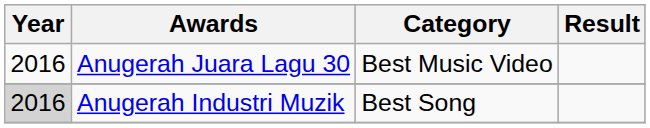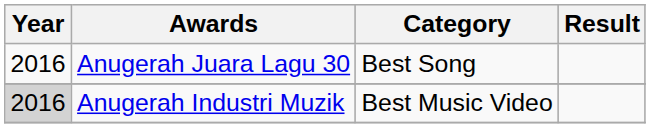(457, 63) Best Music Video -> (419, 63) Best Song
(419, 102) Best Song -> (457, 102) Best Music Video
